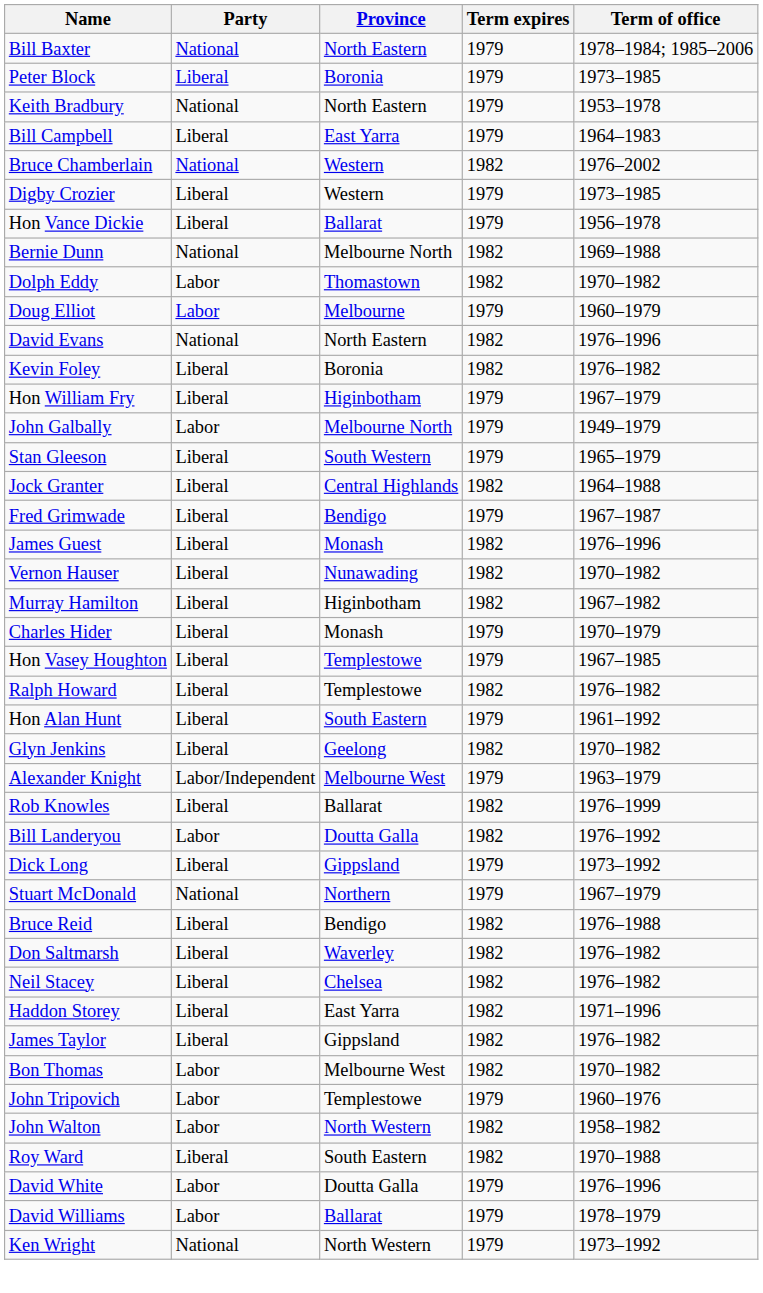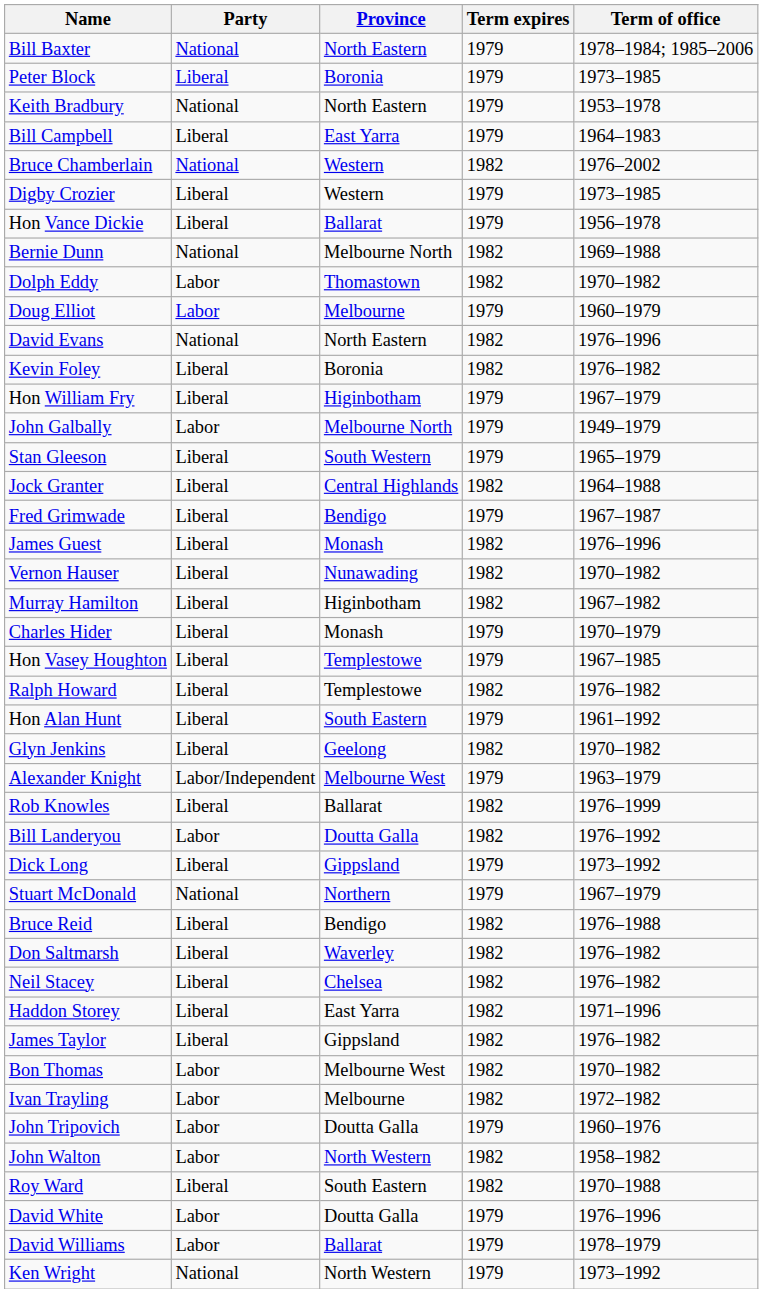+ row: (59, 1098)
(373, 1098) Templestowe -> (371, 1127) Doutta Galla
